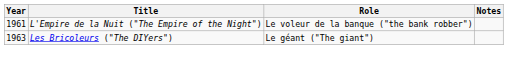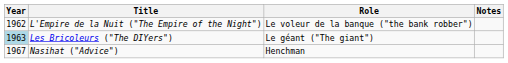(16, 24) 1961 -> (16, 24) 1962
(16, 38) no background -> (16, 38) lightblue background
+ row: (74, 51)
